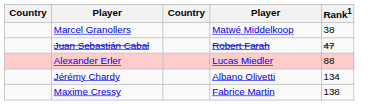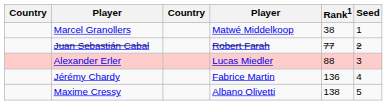+ column: (368, 13)
(329, 45) 47 -> (329, 45) 77
(244, 76) Albano Olivetti -> (243, 76) Fabrice Martin
(332, 76) 134 -> (332, 76) 136
(243, 92) Fabrice Martin -> (244, 92) Albano Olivetti
